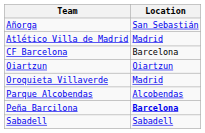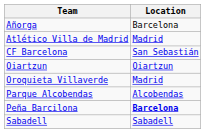(166, 25) San Sebastián -> (155, 25) Barcelona
(155, 53) Barcelona -> (166, 53) San Sebastián
